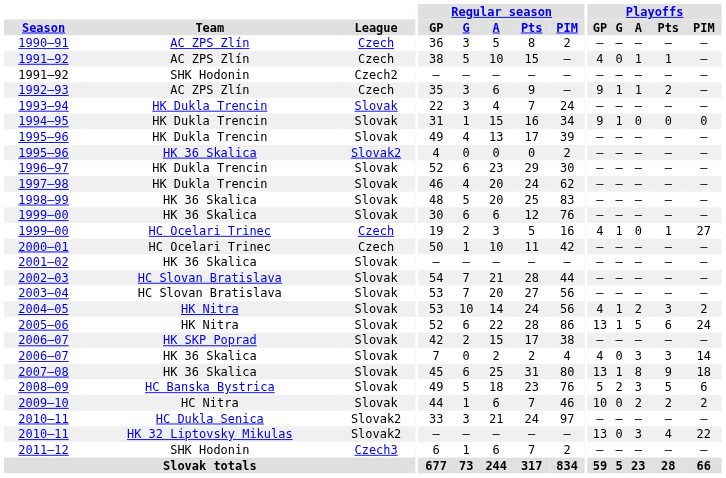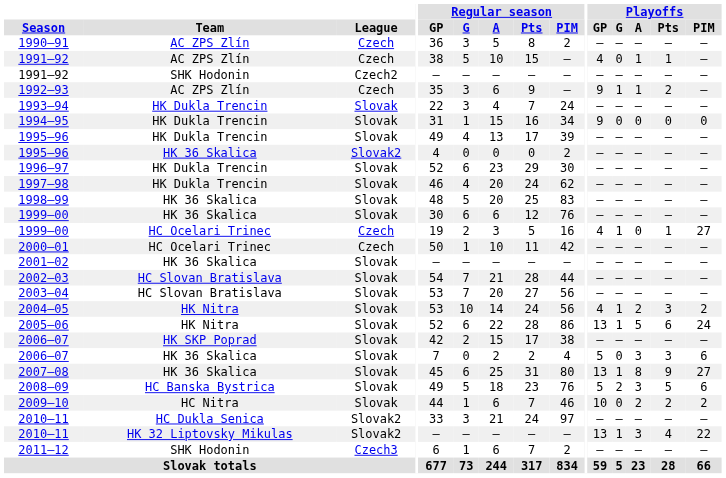(619, 121) 1 -> (619, 121) 0
(600, 356) 4 -> (600, 356) 5
(704, 356) 14 -> (704, 356) 6
(704, 372) 18 -> (704, 372) 27
(619, 434) 0 -> (619, 434) 1
